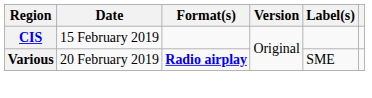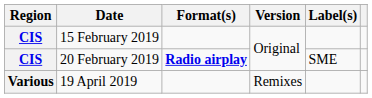(31, 59) Various -> (31, 59) CIS
+ row: (99, 81)
